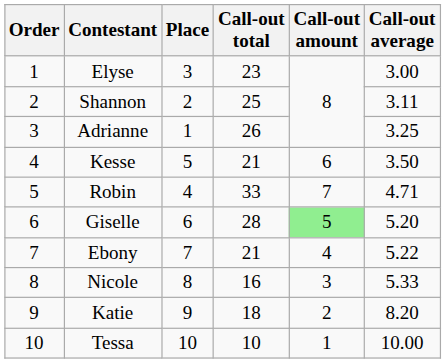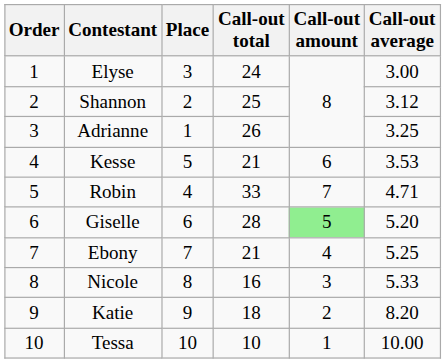(251, 71) 23 -> (251, 71) 24
(402, 101) 3.11 -> (402, 101) 3.12
(402, 161) 3.50 -> (402, 161) 3.53
(402, 252) 5.22 -> (402, 252) 5.25
